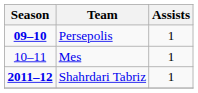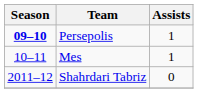(30, 77) bold -> (30, 77) normal
(171, 77) 1 -> (171, 77) 0
